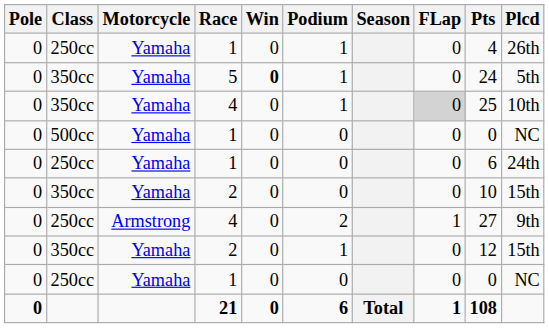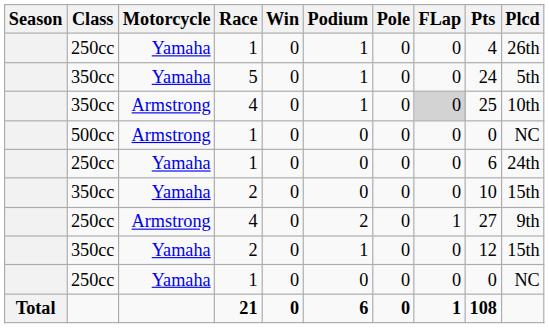columns swapped: (383, 18) <-> (25, 18)
(274, 76) bold -> (295, 76) normal
(161, 105) Yamaha -> (171, 105) Armstrong
(161, 134) Yamaha -> (171, 134) Armstrong
